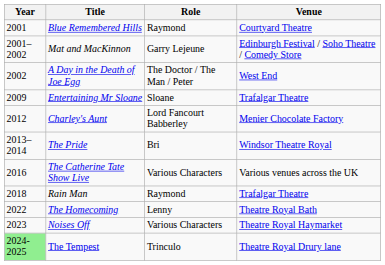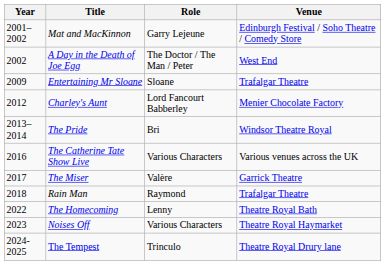- row: (95, 28)
+ row: (68, 178)
(18, 246) lightgreen background -> (18, 246) no background
